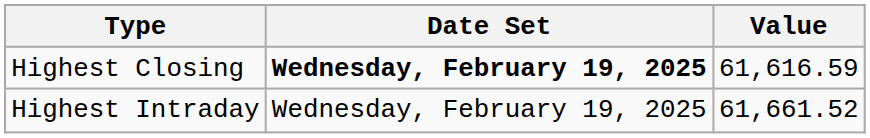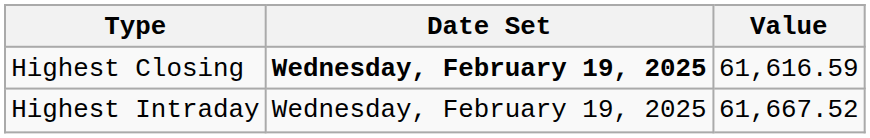(789, 110) 61,661.52 -> (789, 110) 61,667.52
